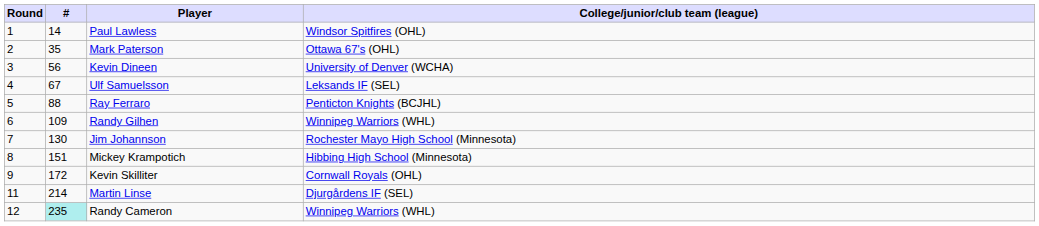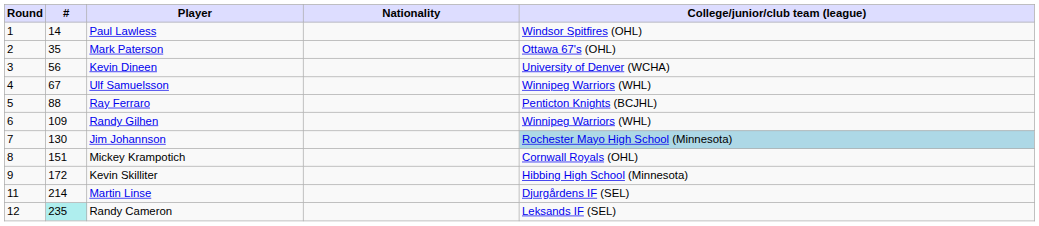+ column: (411, 13)
(353, 85) Leksands IF (SEL) -> (586, 85) Winnipeg Warriors (WHL)
(411, 139) no background -> (627, 139) lightblue background
(389, 157) Hibbing High School (Minnesota) -> (580, 157) Cornwall Royals (OHL)
(364, 175) Cornwall Royals (OHL) -> (605, 175) Hibbing High School (Minnesota)
(370, 211) Winnipeg Warriors (WHL) -> (569, 211) Leksands IF (SEL)
